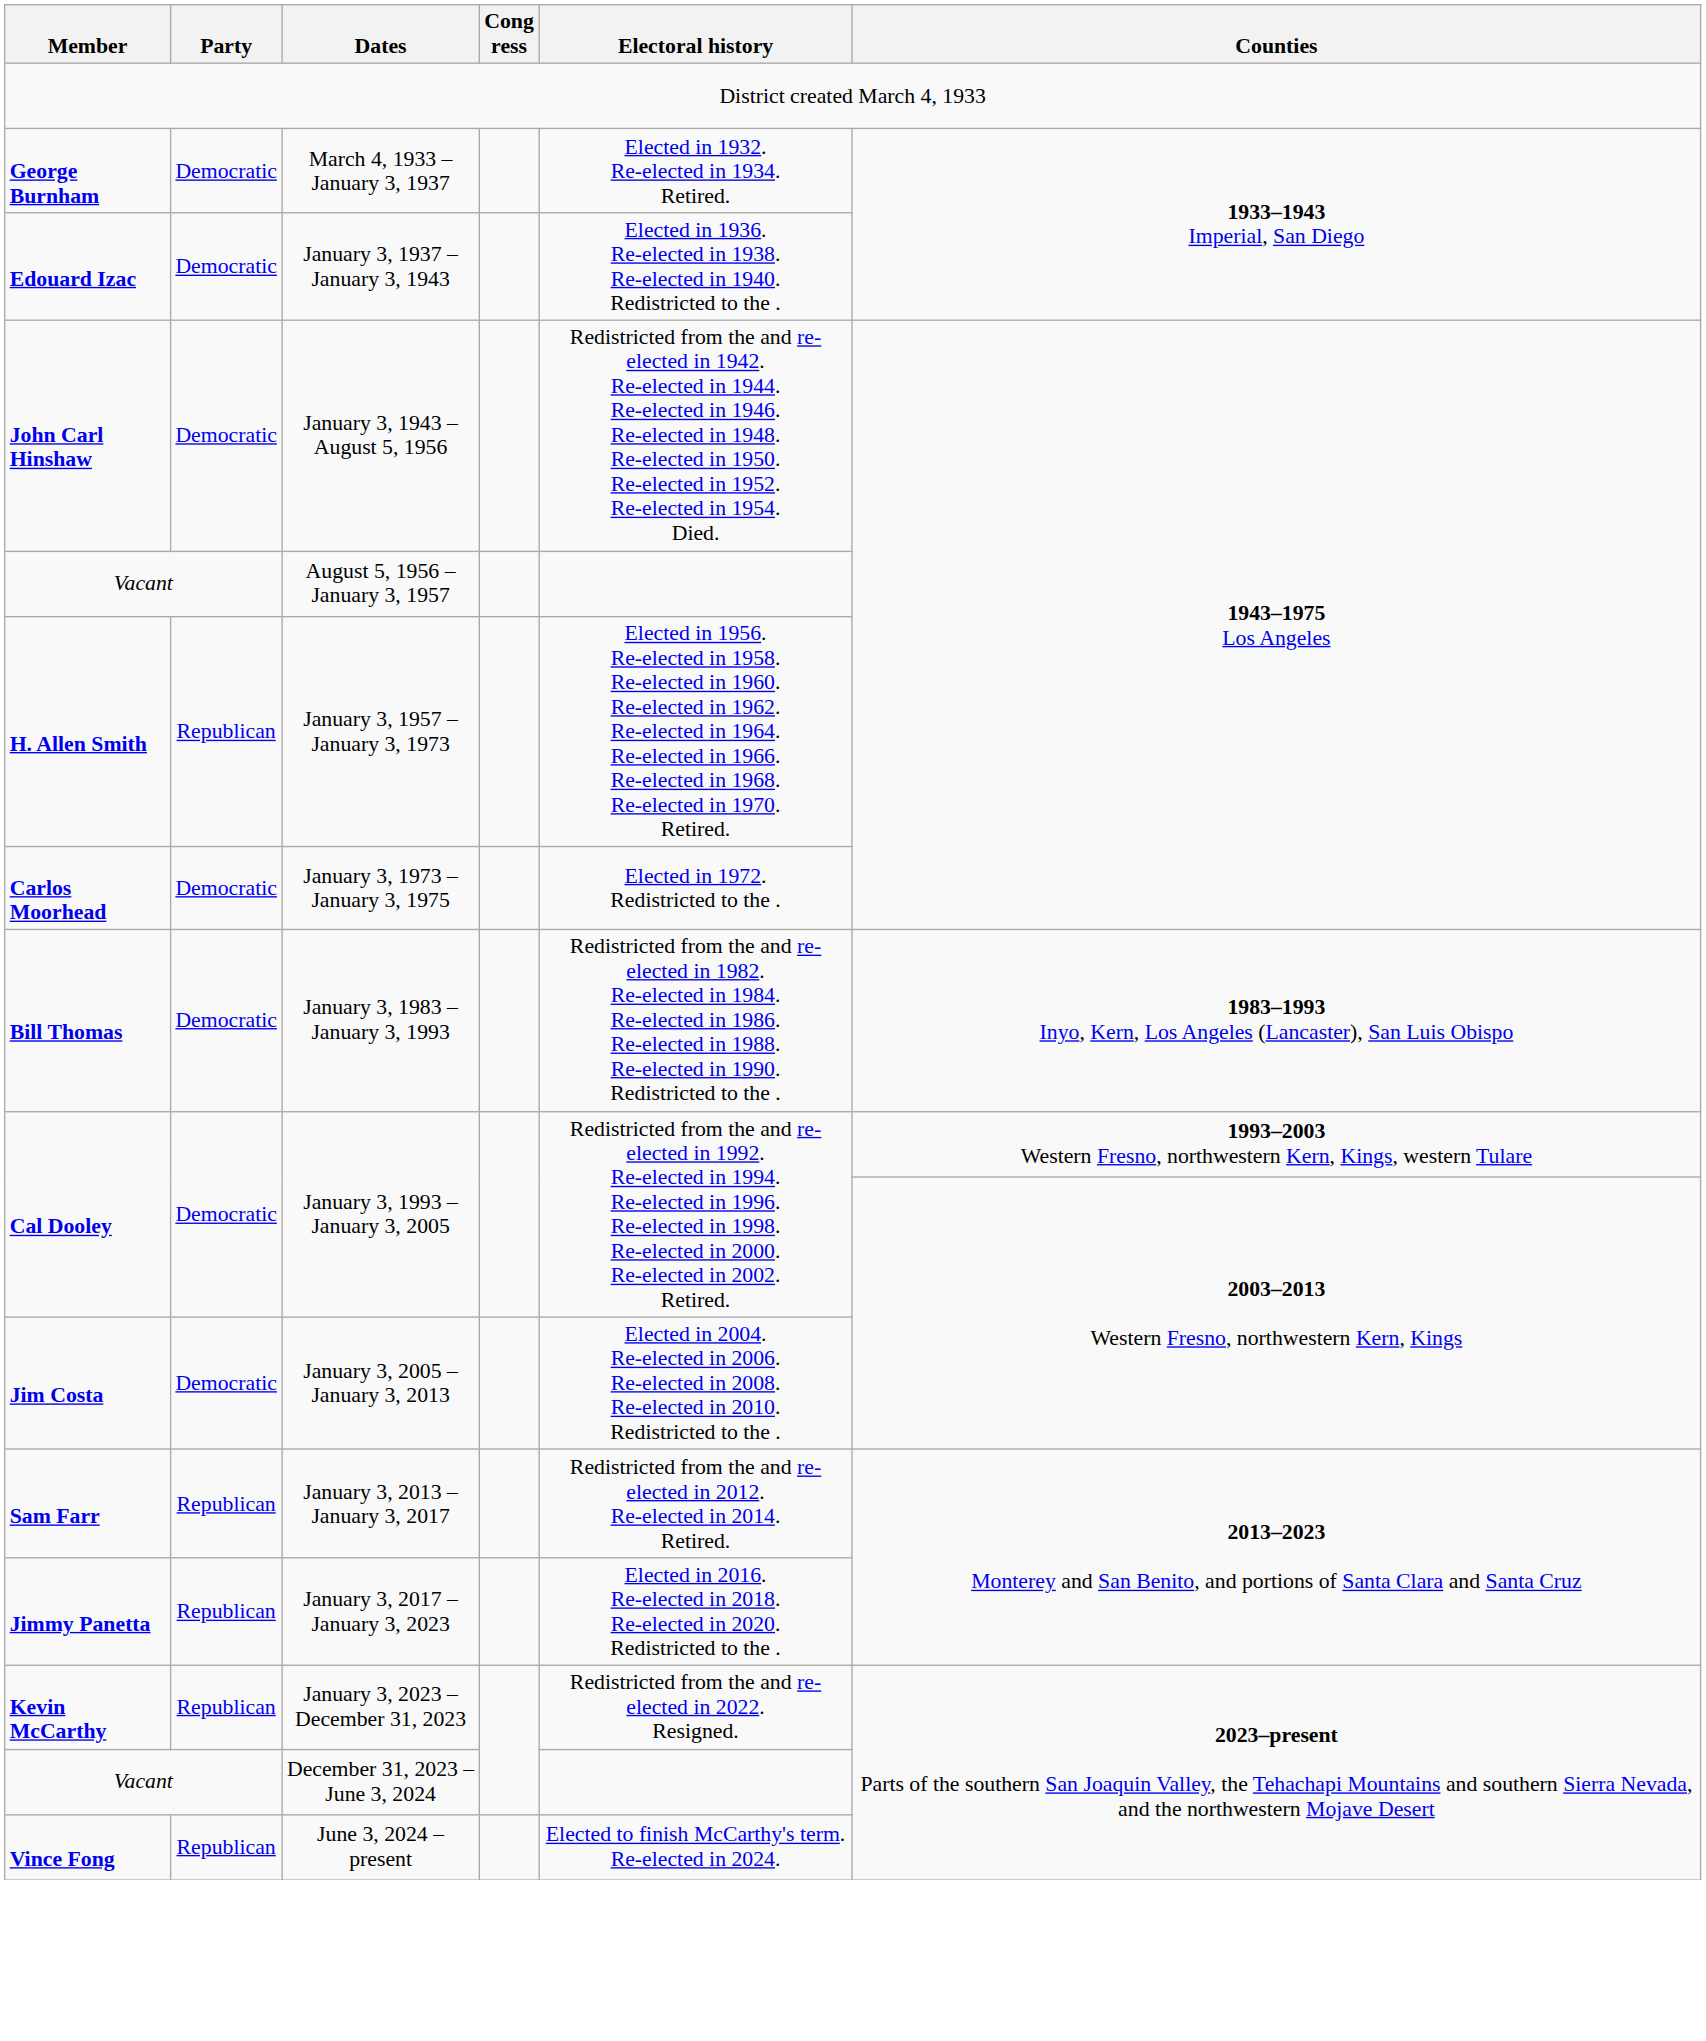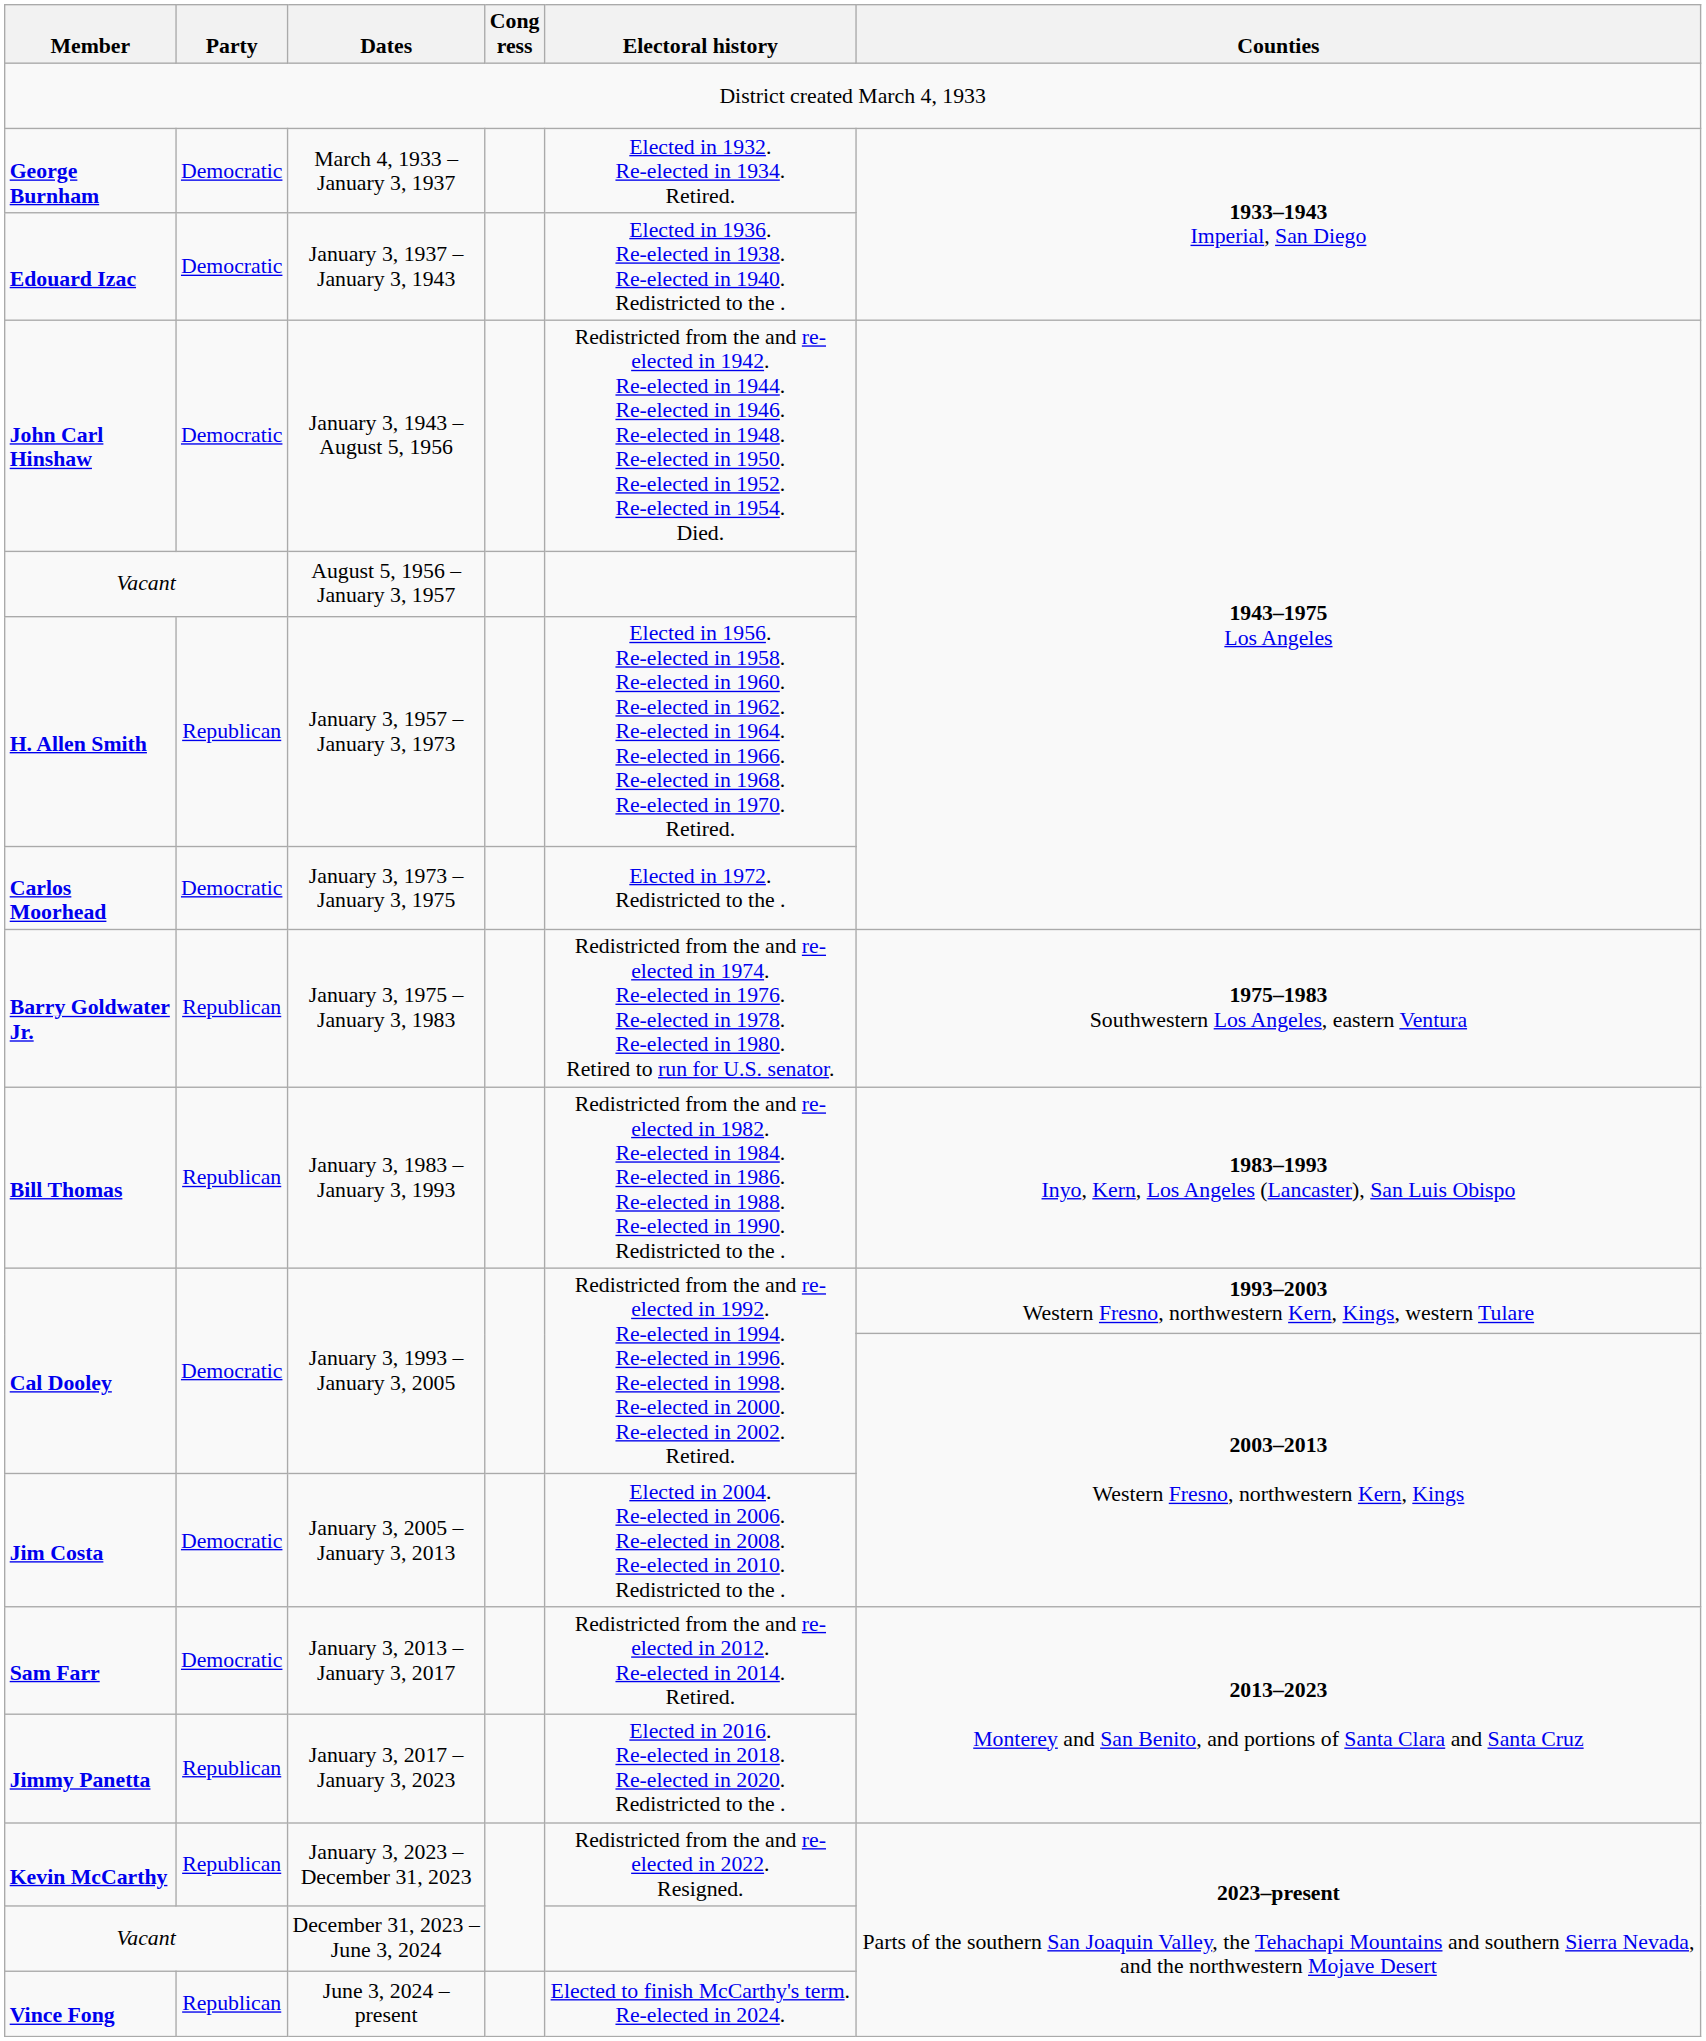+ row: (90, 1020)
(226, 1020) Democratic -> (232, 1177) Republican
(226, 1503) Republican -> (232, 1660) Democratic
